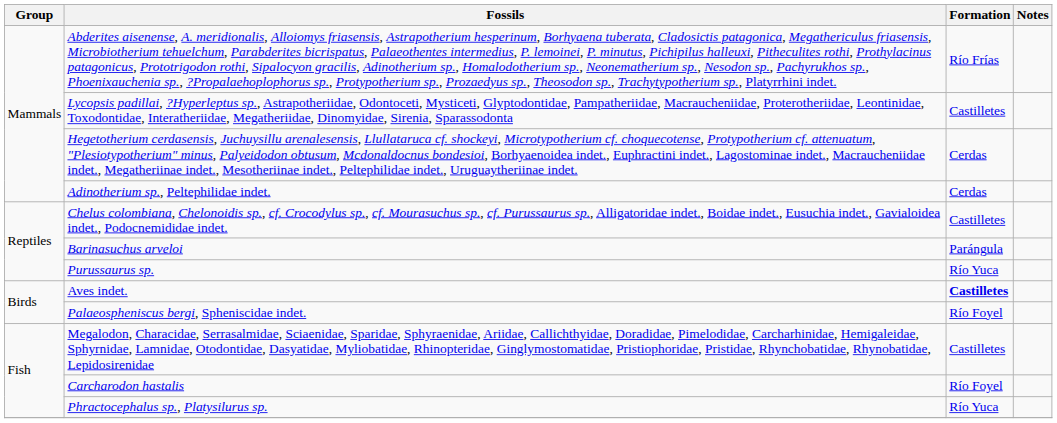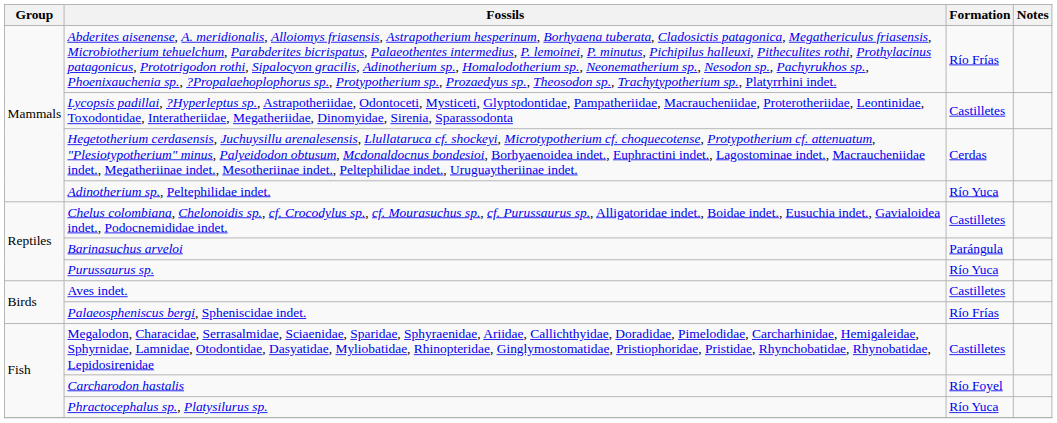(968, 191) Cerdas -> (974, 191) Río Yuca
(979, 291) bold -> (977, 291) normal
(976, 312) Río Foyel -> (974, 312) Río Frías
